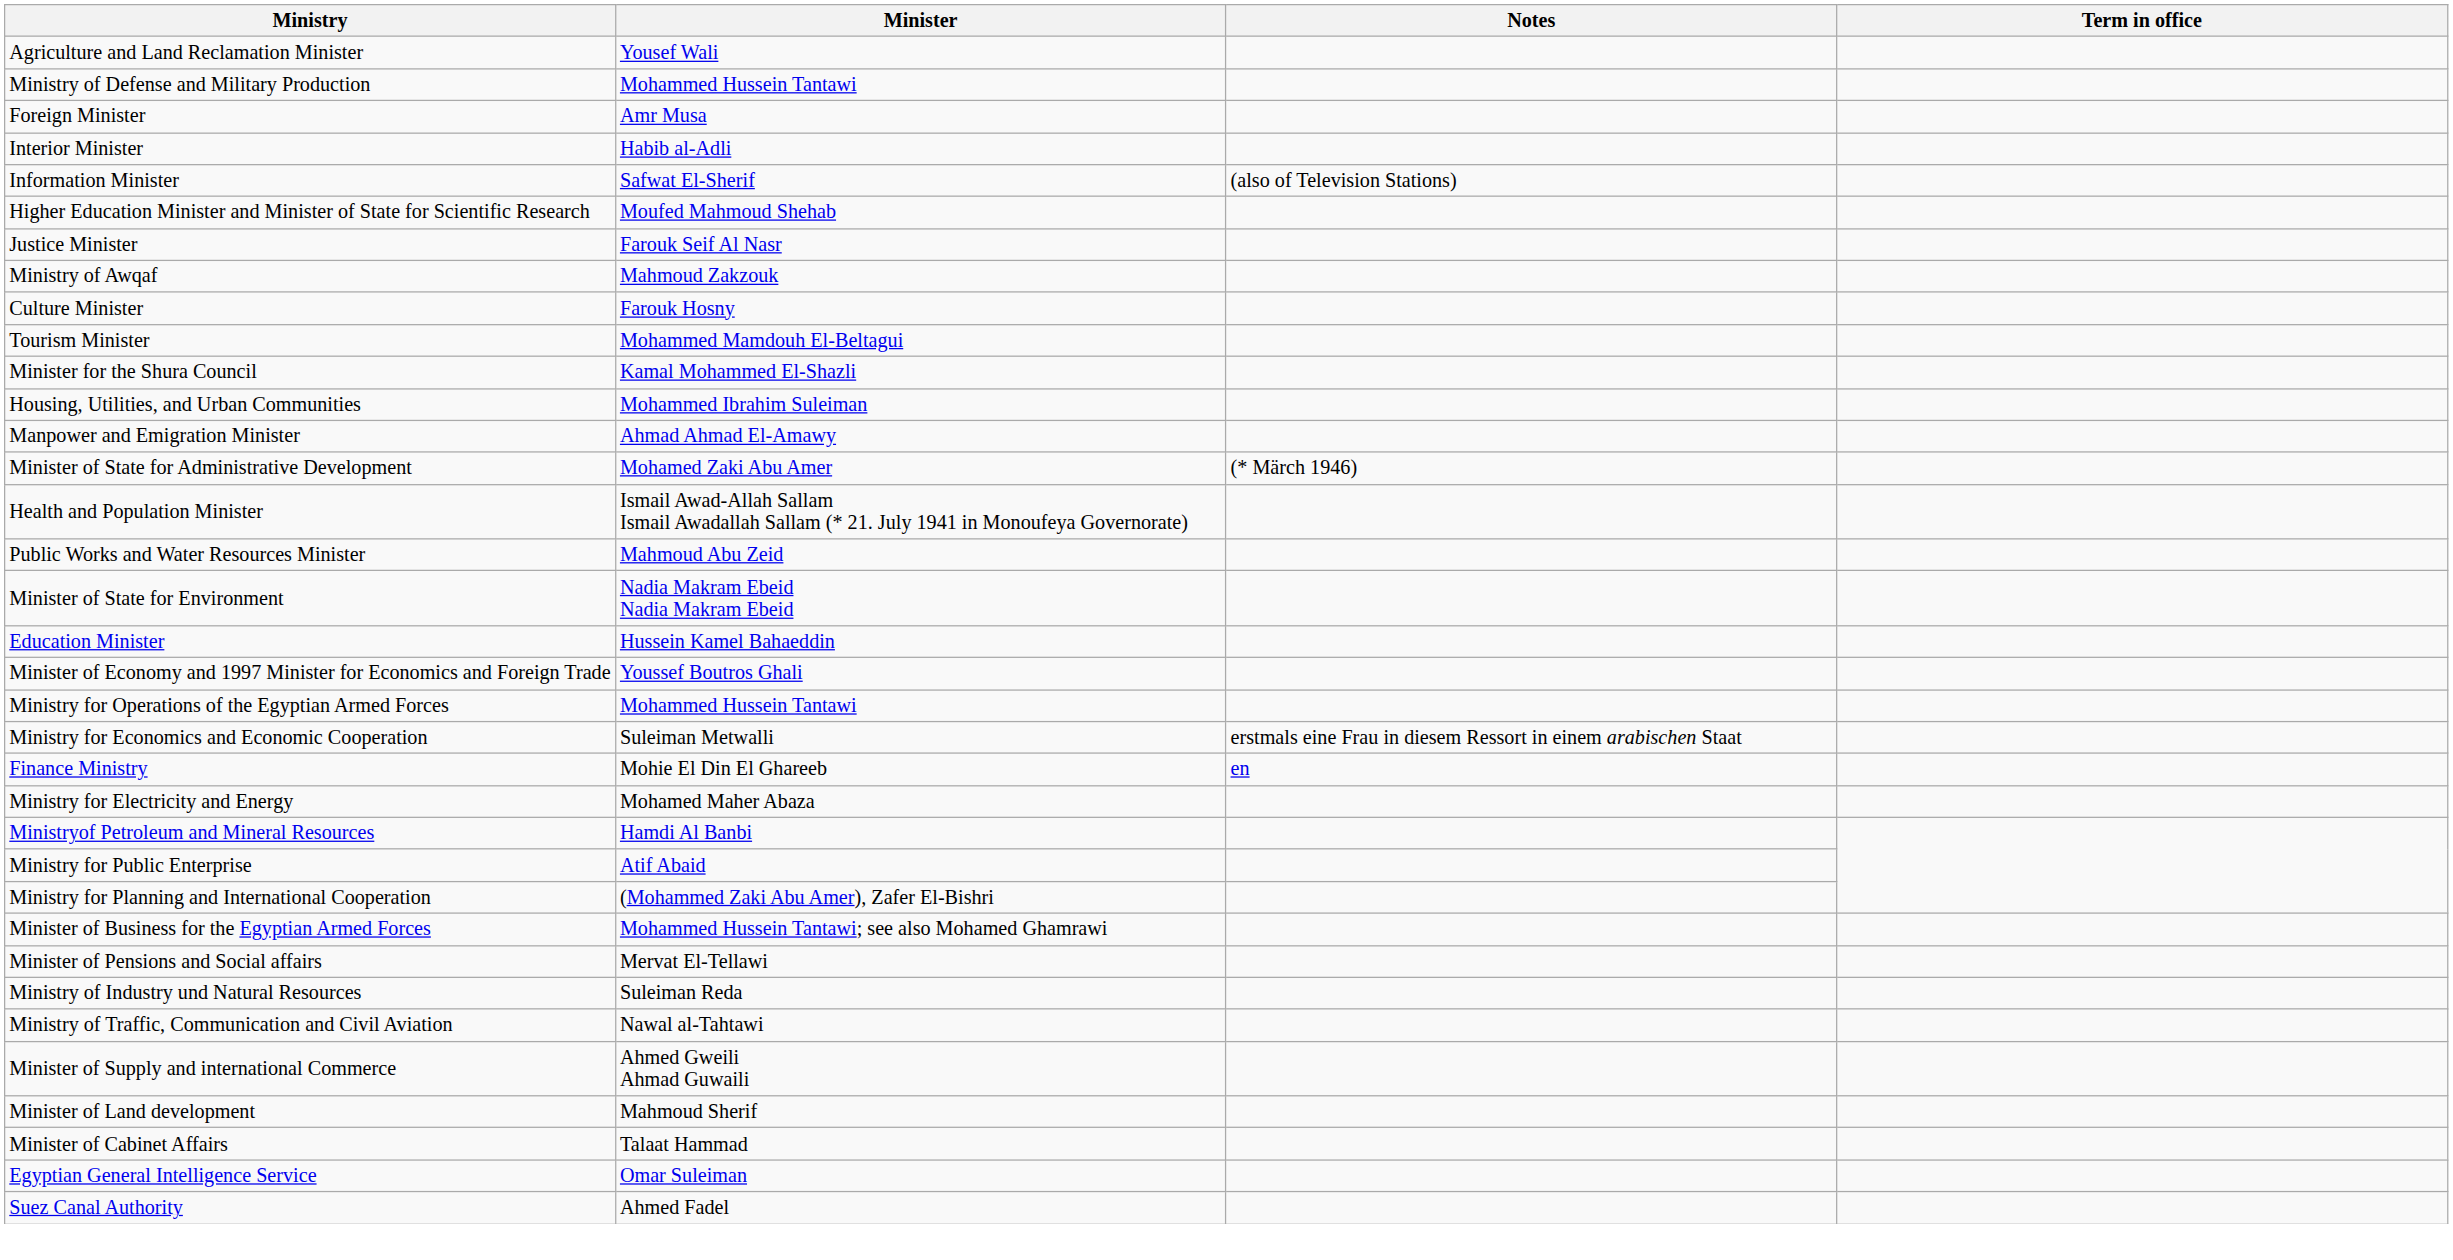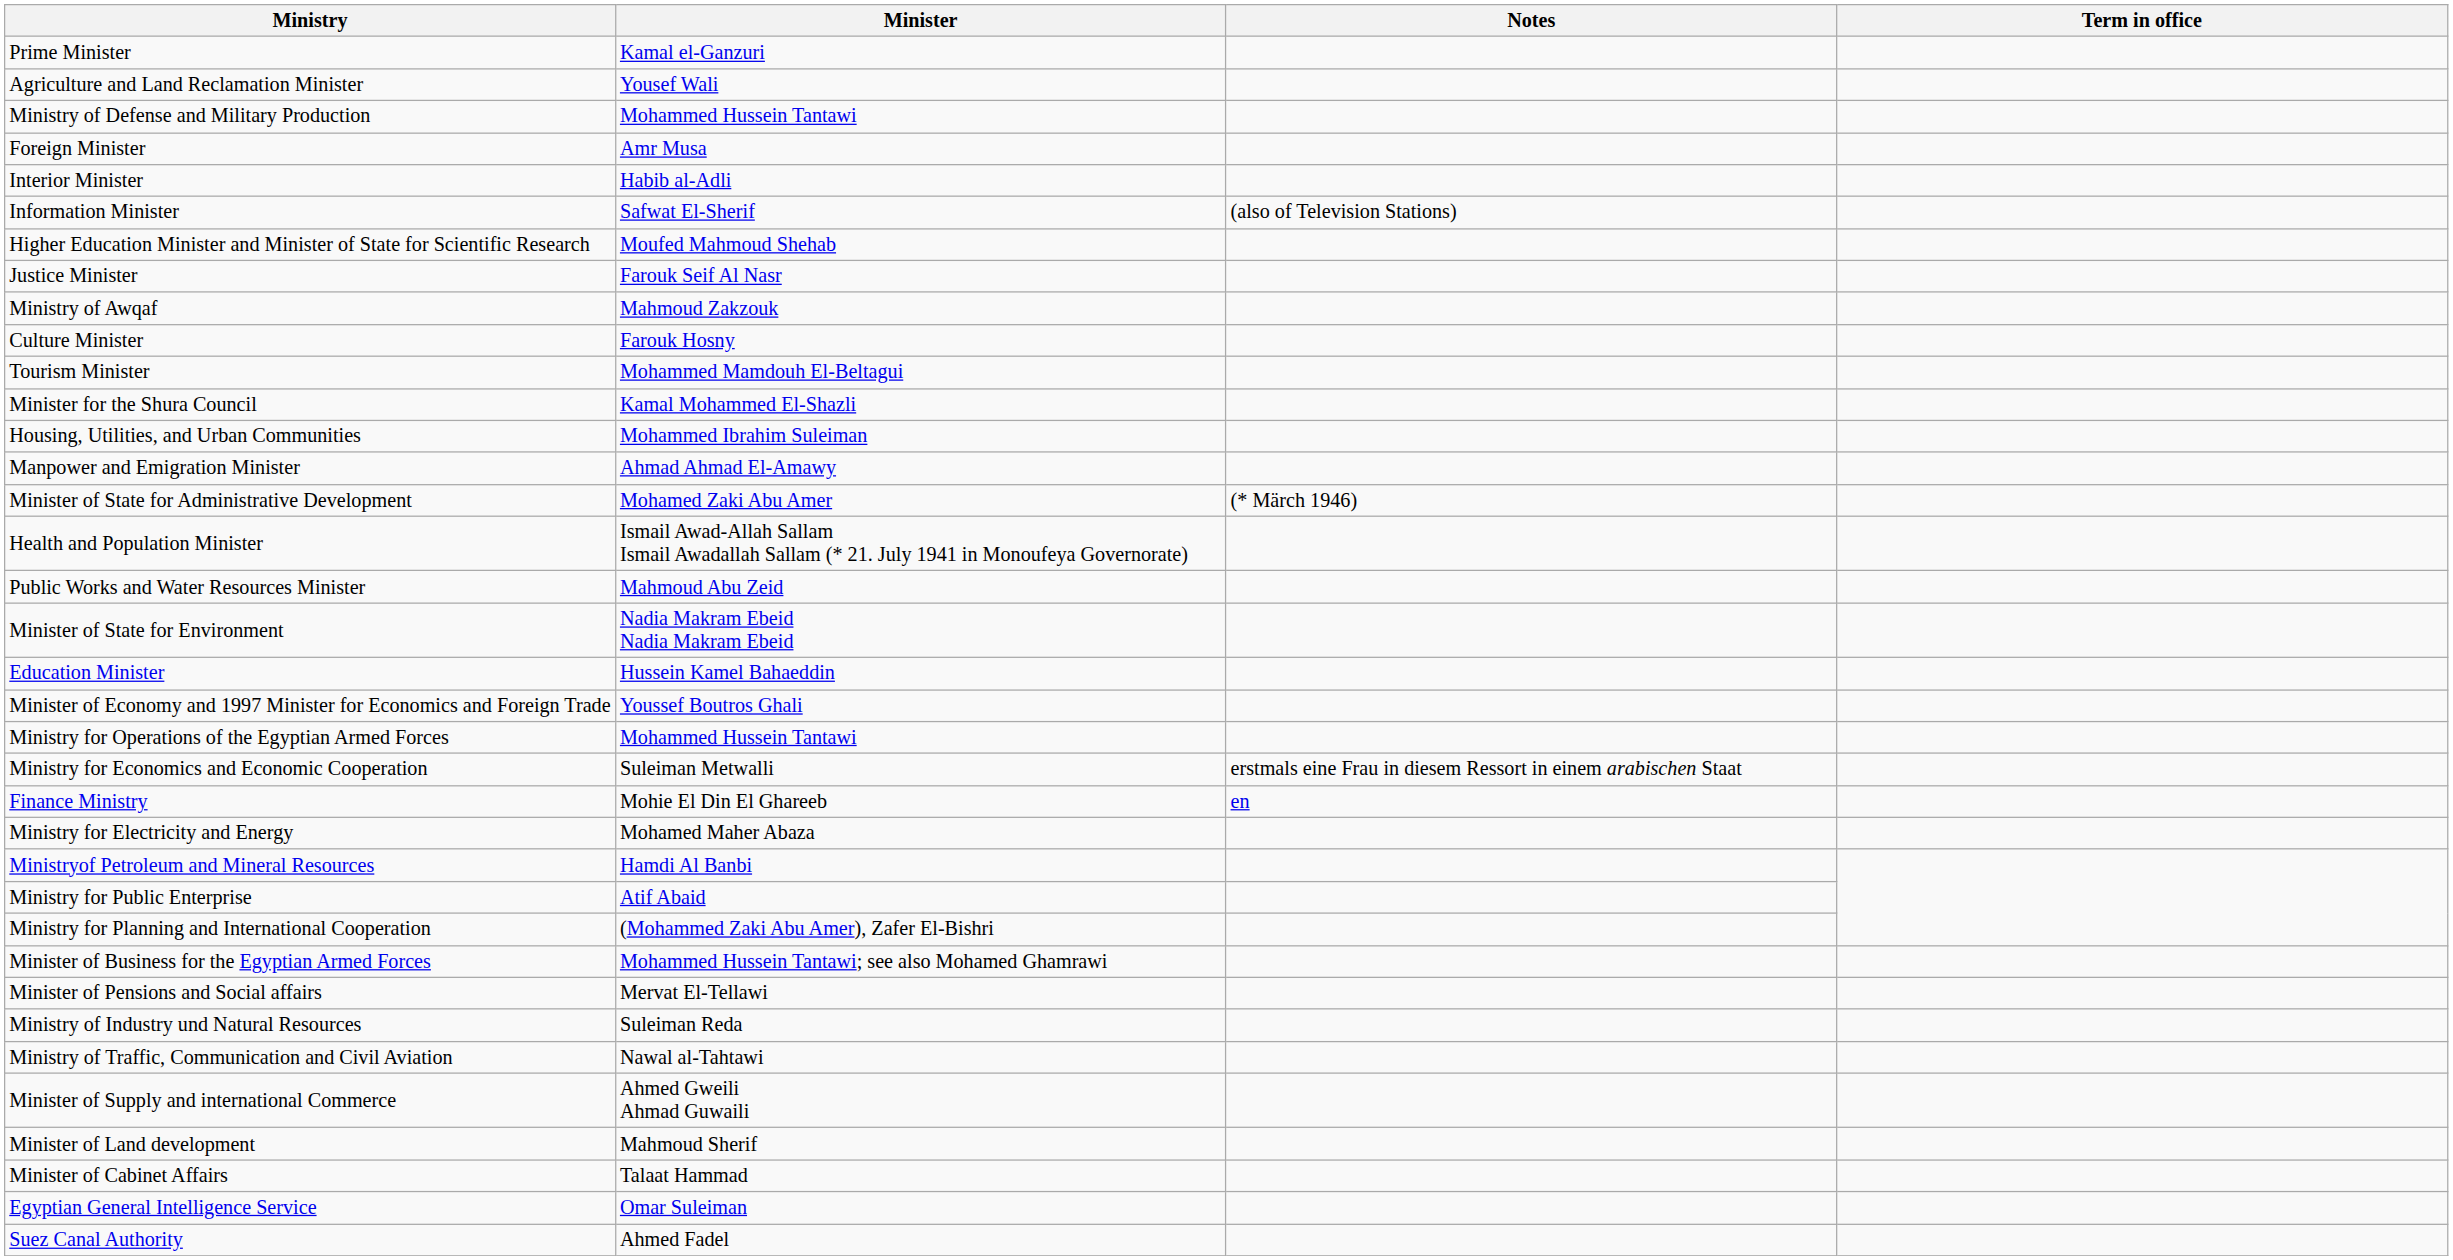+ row: (70, 52)
